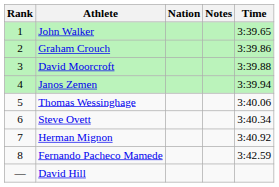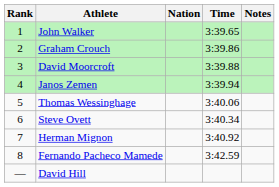columns swapped: (254, 13) <-> (219, 13)
